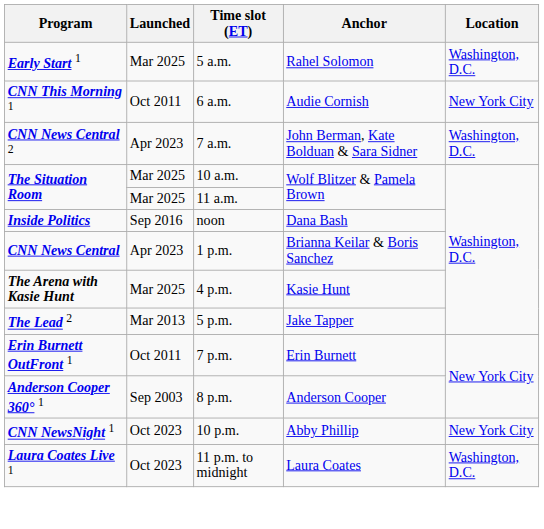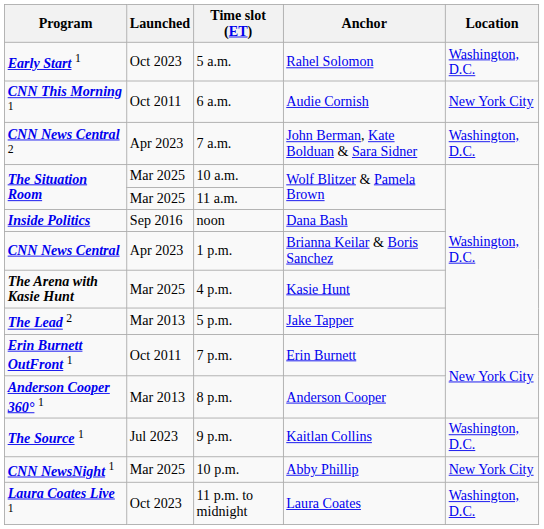(157, 61) Mar 2025 -> (156, 61) Oct 2023
(156, 397) Sep 2003 -> (157, 397) Mar 2013
+ row: (214, 437)
(156, 431) Oct 2023 -> (157, 469) Mar 2025
